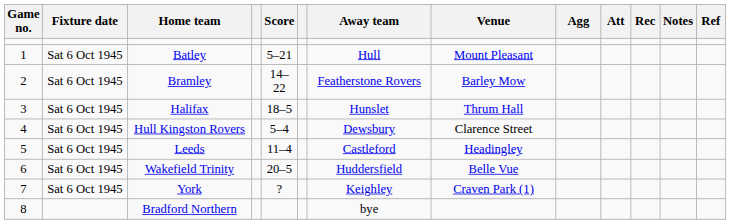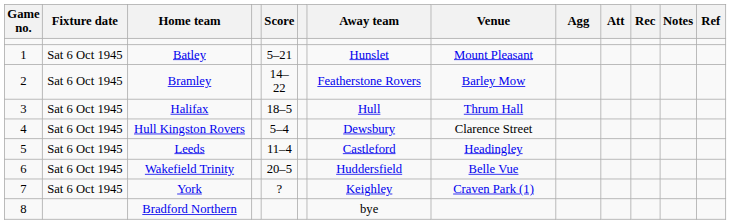(369, 54) Hull -> (369, 54) Hunslet
(369, 108) Hunslet -> (369, 108) Hull
